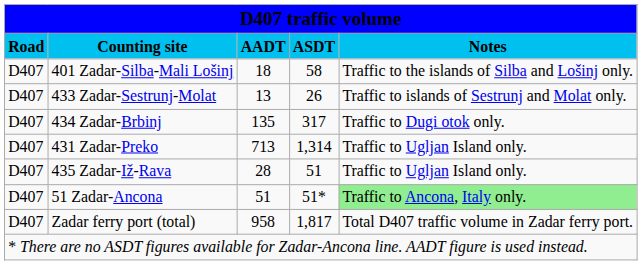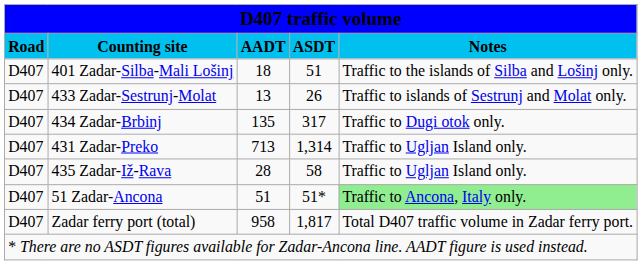(314, 71) 58 -> (314, 71) 51
(314, 171) 51 -> (314, 171) 58
